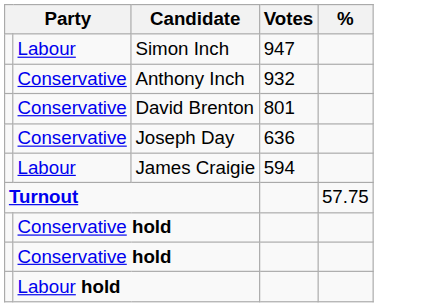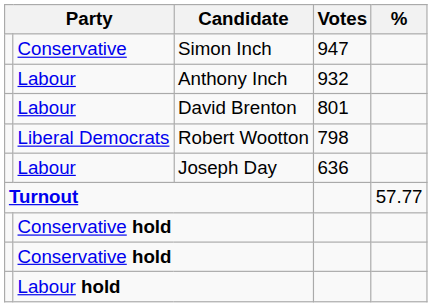(47, 49) Labour -> (72, 49) Conservative
(72, 78) Conservative -> (47, 78) Labour
(72, 108) Conservative -> (47, 108) Labour
+ row: (243, 138)
(72, 138) Conservative -> (47, 167) Labour
- row: (195, 167)
(345, 197) 57.75 -> (399, 197) 57.77
